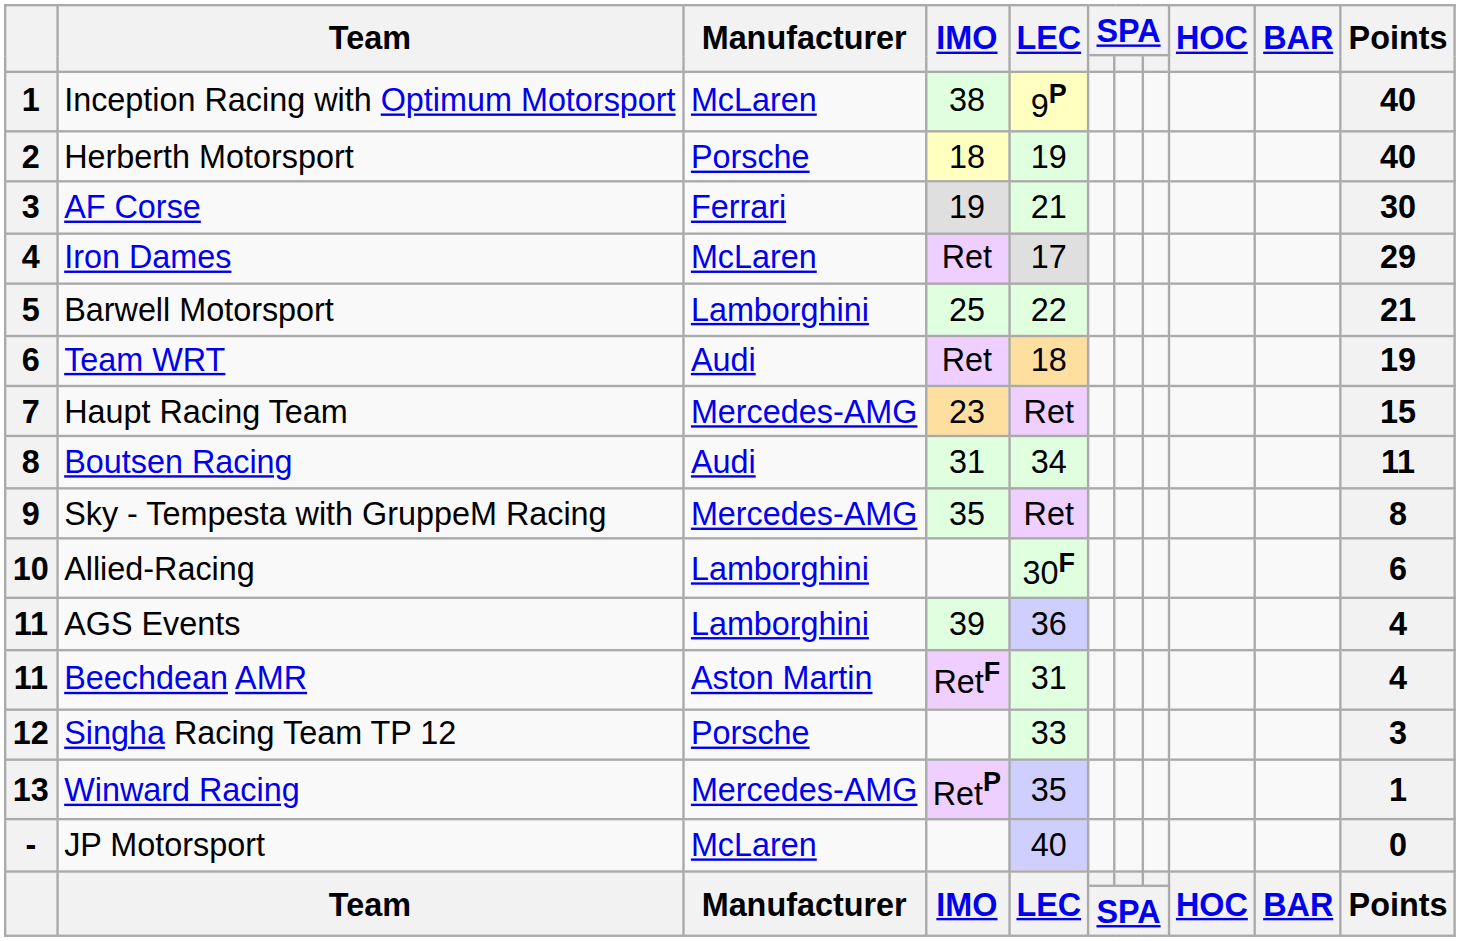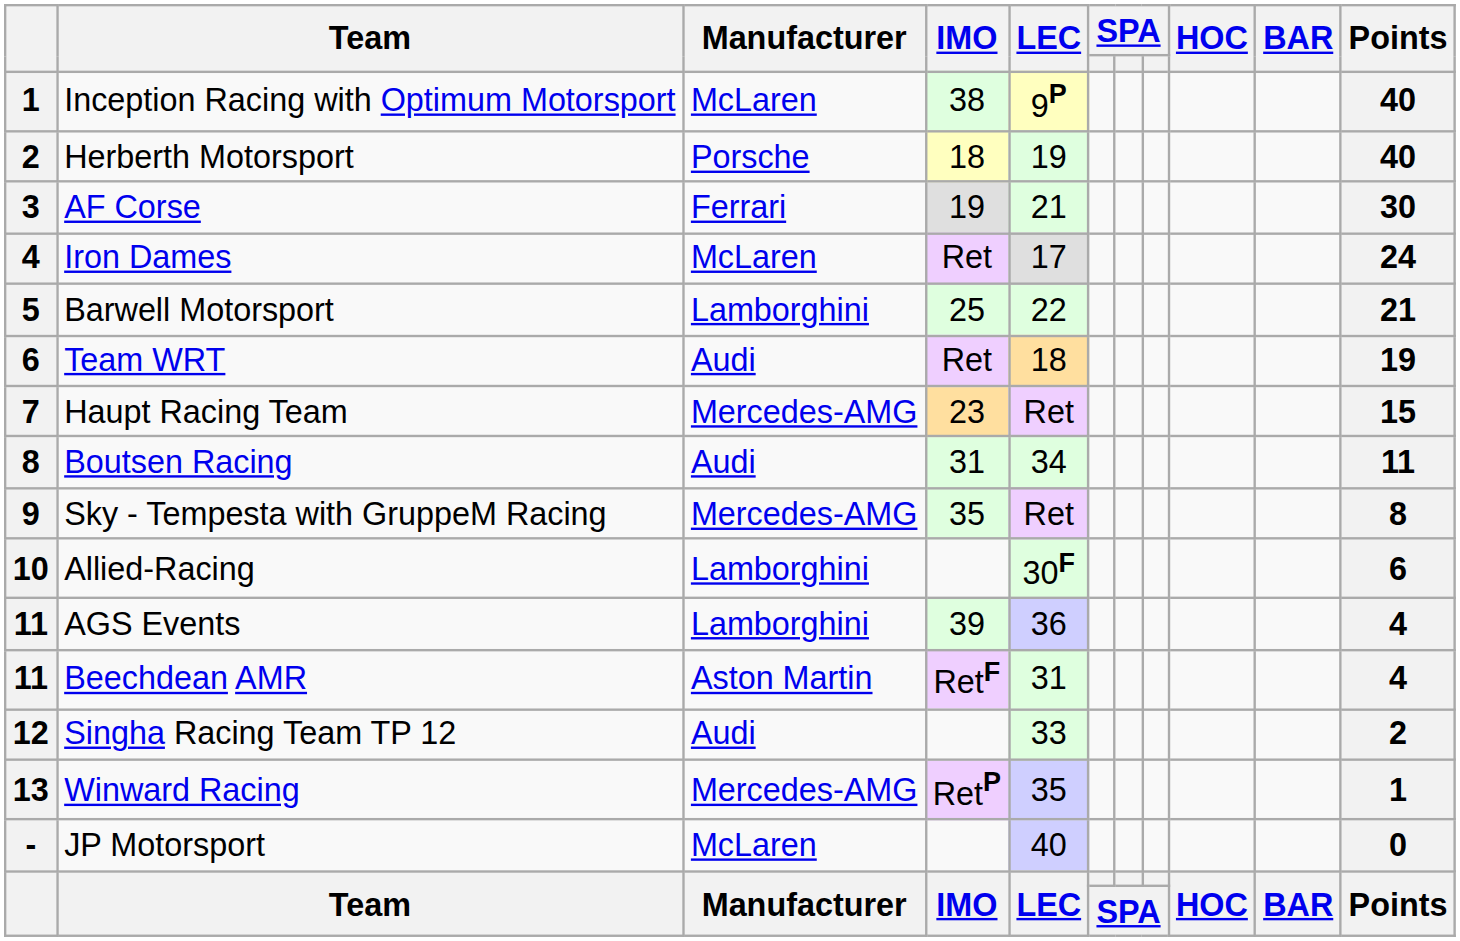(1398, 258) 29 -> (1398, 258) 24
(750, 734) Porsche -> (723, 734) Audi
(1398, 734) 3 -> (1398, 734) 2
